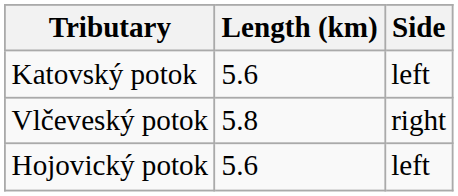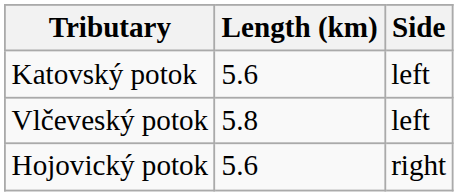(419, 119) right -> (411, 119) left
(411, 166) left -> (419, 166) right
